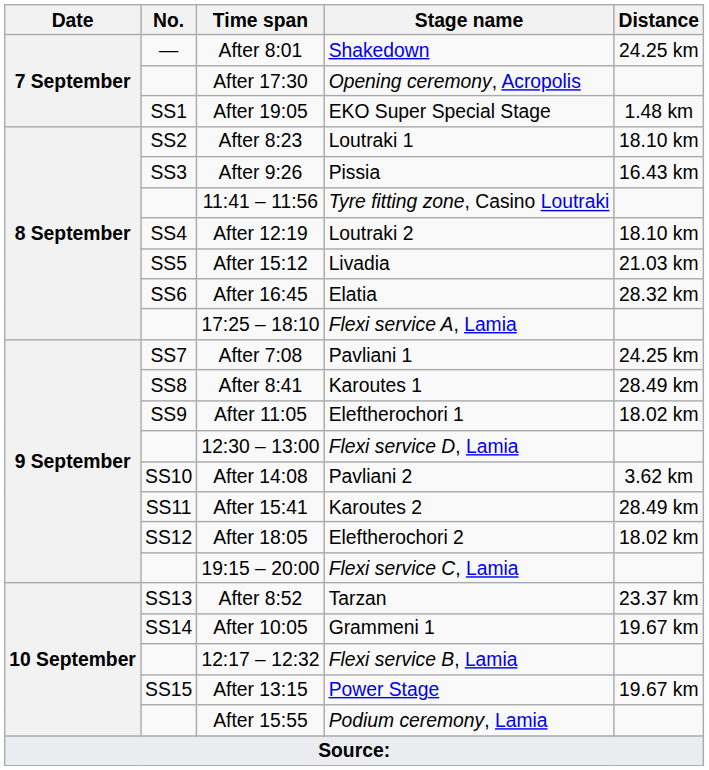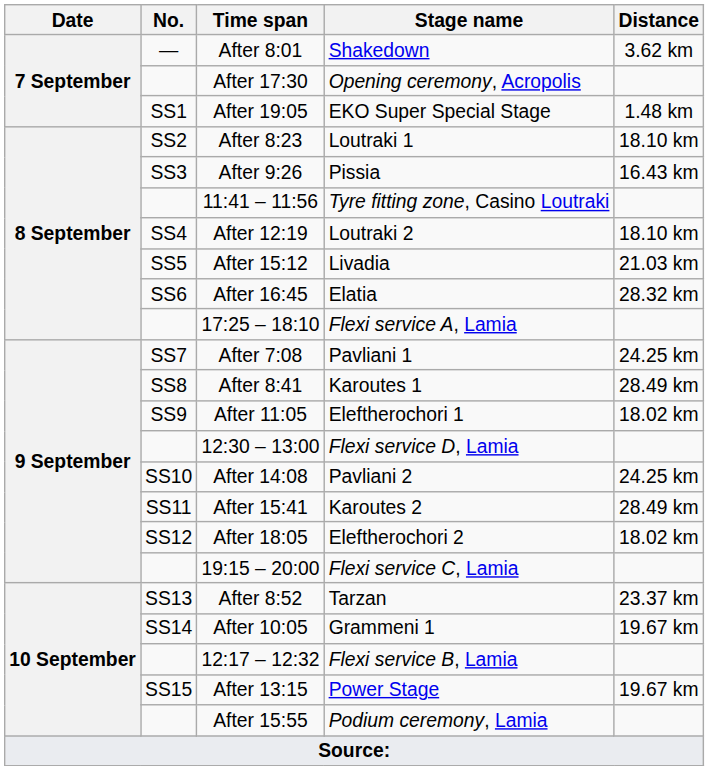(659, 50) 24.25 km -> (659, 50) 3.62 km
(659, 476) 3.62 km -> (659, 476) 24.25 km
